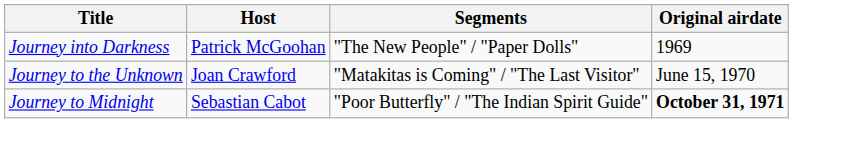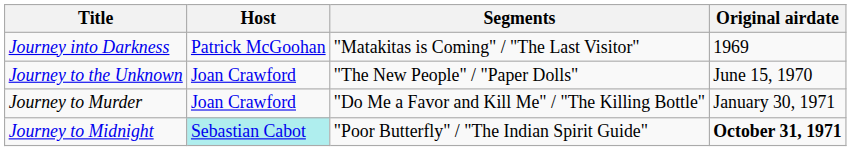(456, 46) "The New People" / "Paper Dolls" -> (487, 46) "Matakitas is Coming" / "The Last Visitor"
(487, 74) "Matakitas is Coming" / "The Last Visitor" -> (456, 74) "The New People" / "Paper Dolls"
+ row: (75, 103)
(248, 103) no background -> (248, 131) paleturquoise background
